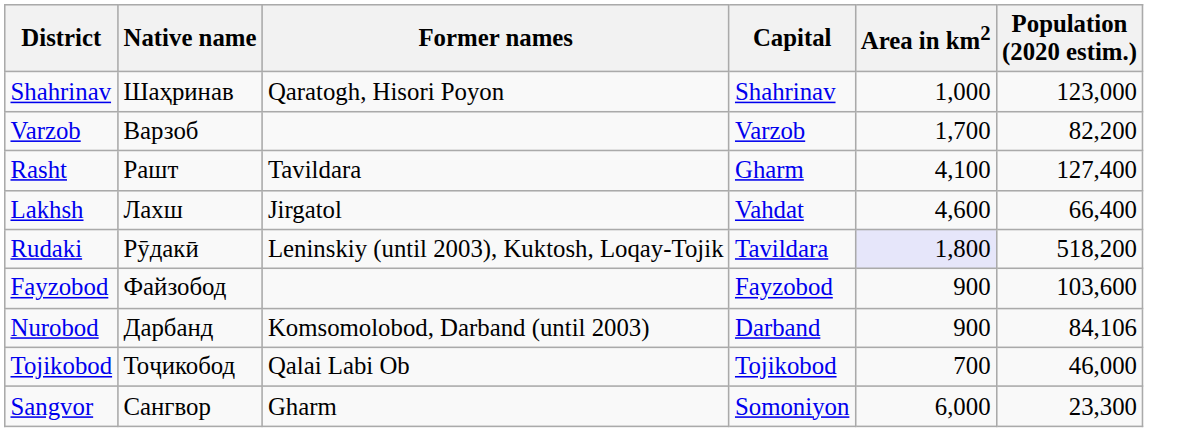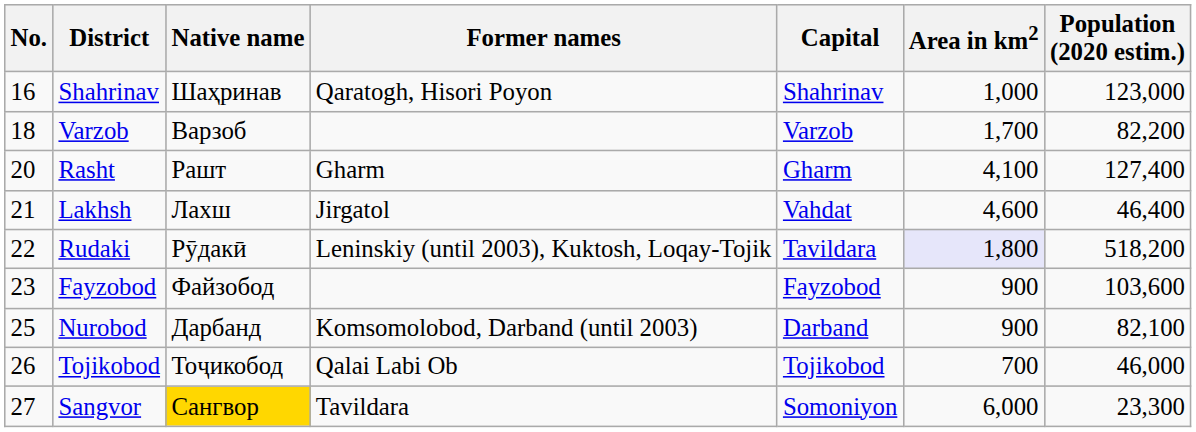+ column: (29, 38)
(315, 170) Tavildara -> (350, 170) Gharm
(1103, 209) 66,400 -> (1151, 209) 46,400
(1103, 327) 84,106 -> (1151, 327) 82,100
(167, 406) no background -> (215, 406) gold background
(302, 406) Gharm -> (362, 406) Tavildara
